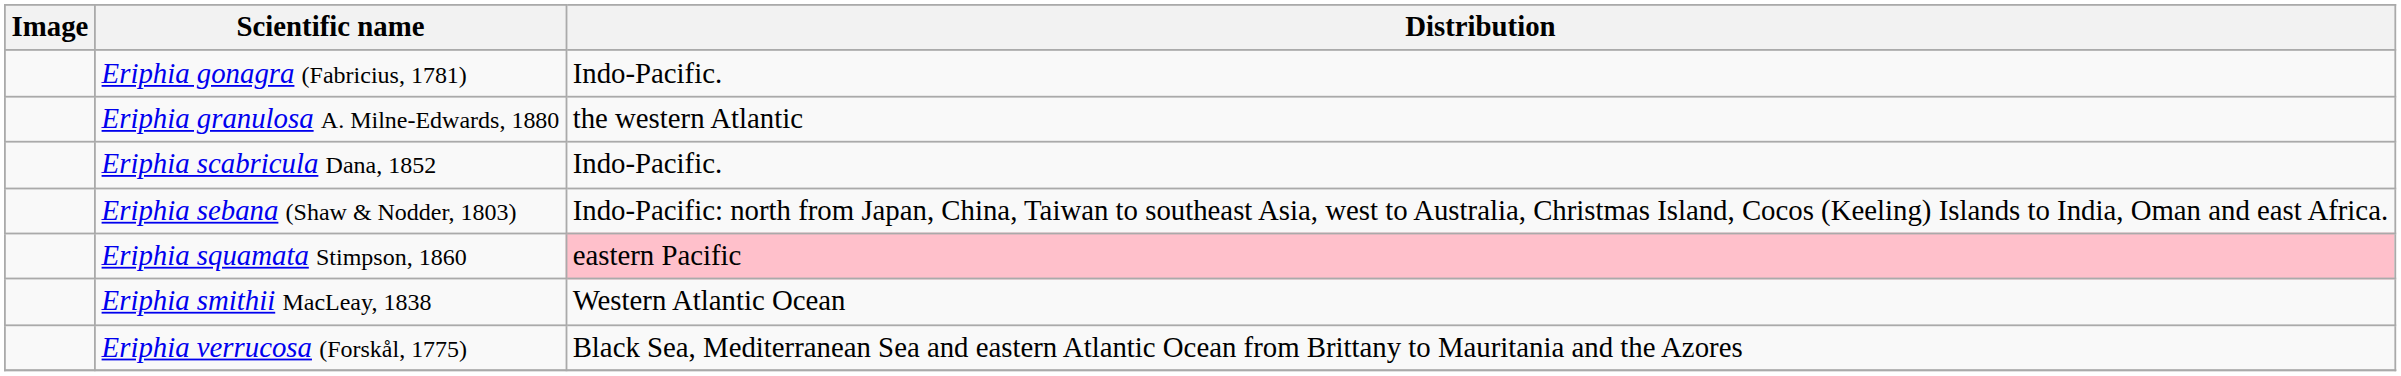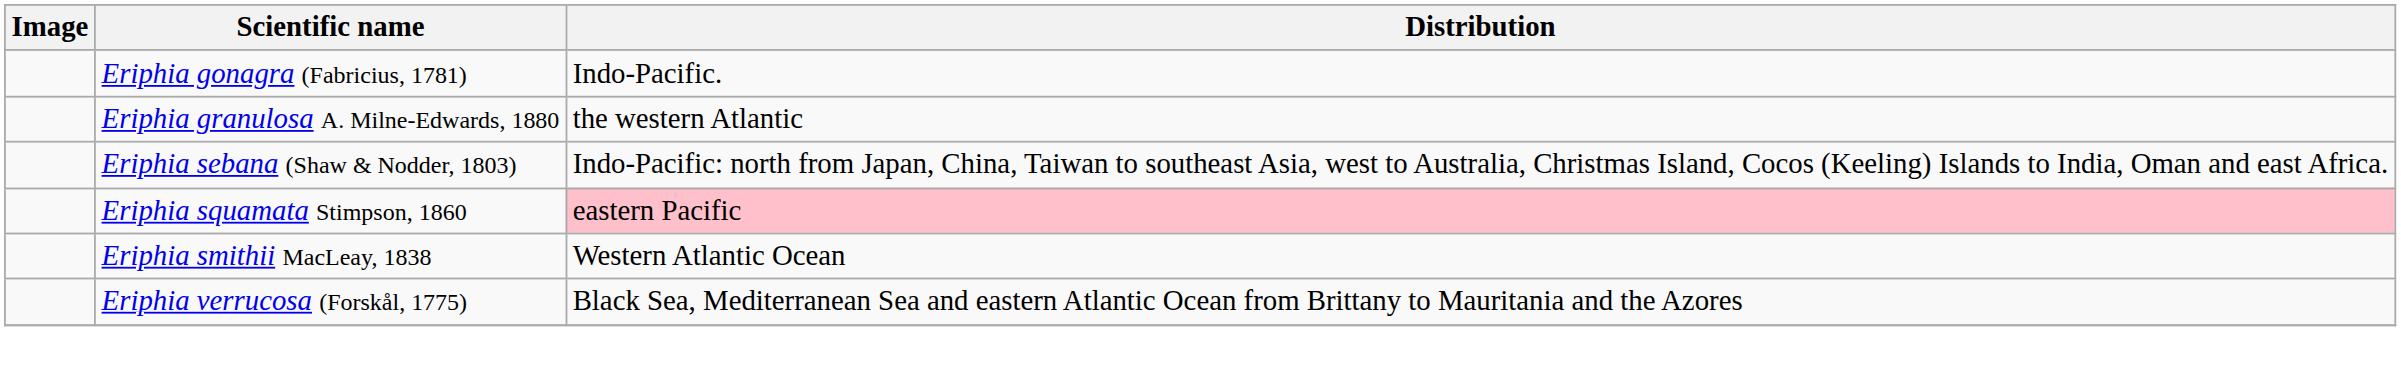- row: (269, 164)
